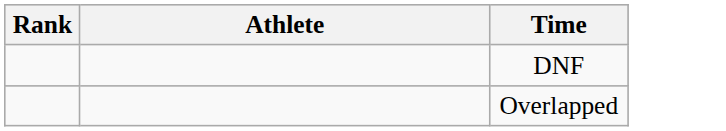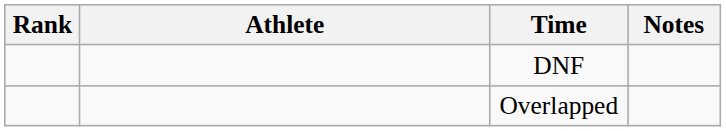+ column: (674, 24)
